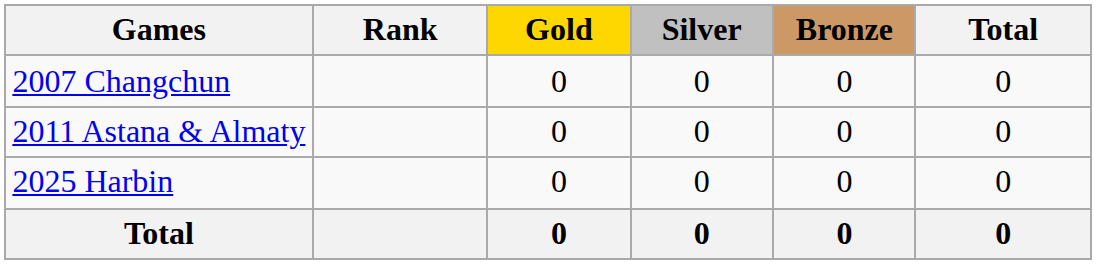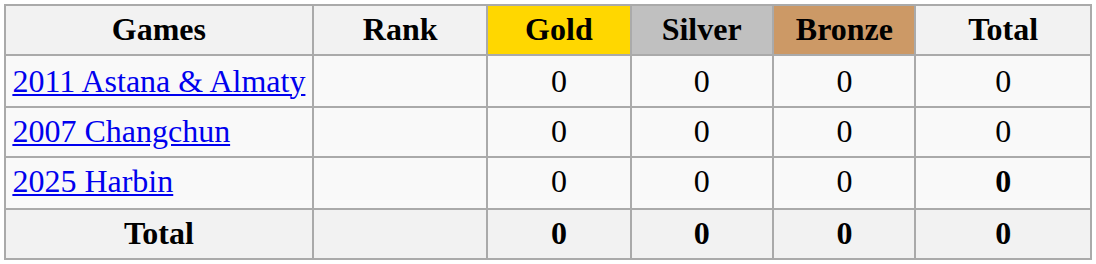rows swapped: (121, 80) <-> (159, 131)
(1003, 182) normal -> (1003, 182) bold
